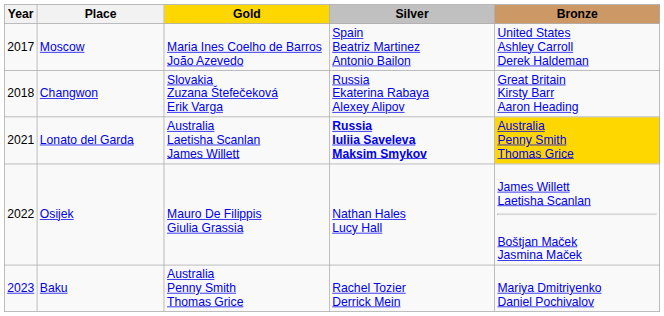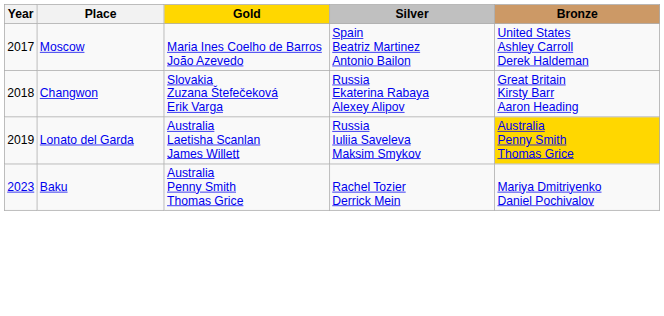(21, 140) 2021 -> (21, 140) 2019
(380, 140) bold -> (377, 140) normal
- row: (57, 214)
